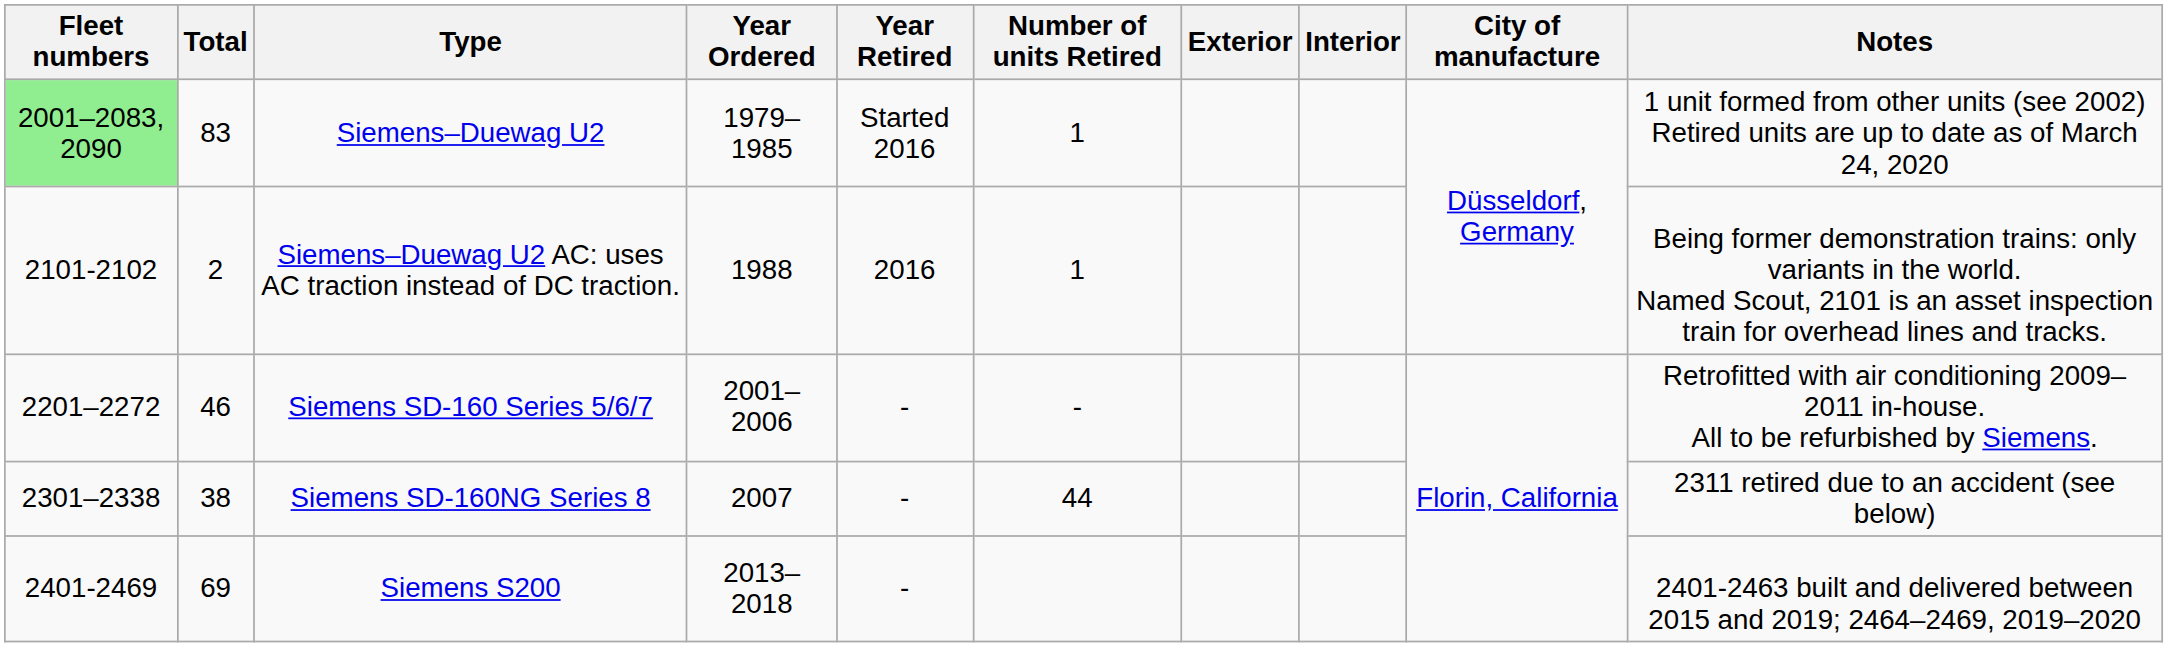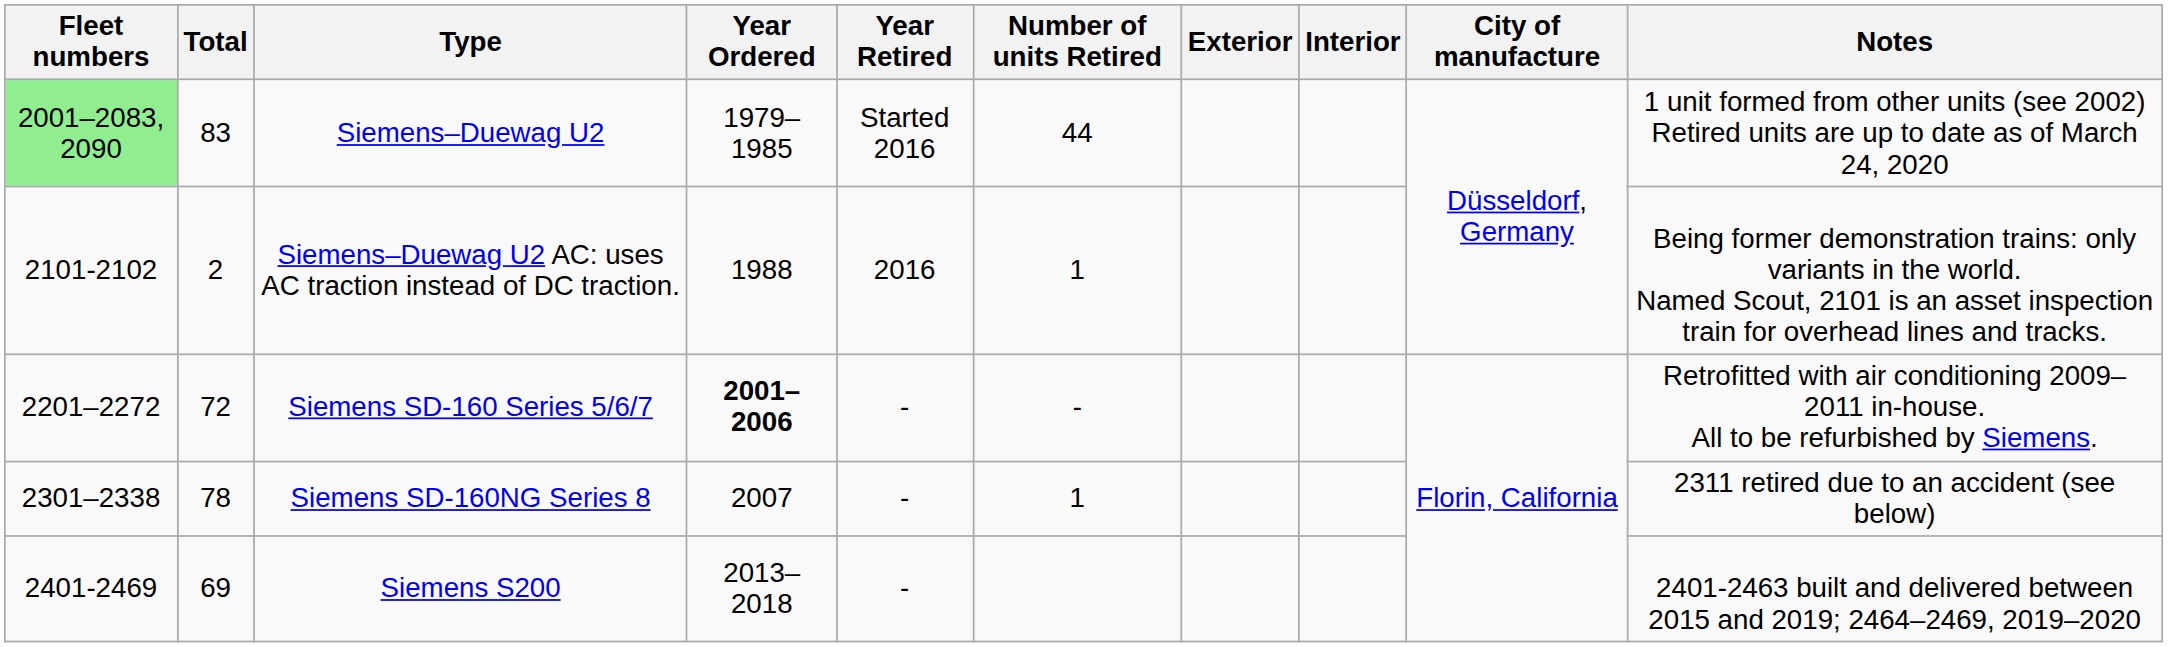(1077, 132) 1 -> (1077, 132) 44
(216, 407) 46 -> (216, 407) 72
(762, 407) normal -> (762, 407) bold
(216, 497) 38 -> (216, 497) 78
(1077, 497) 44 -> (1077, 497) 1
